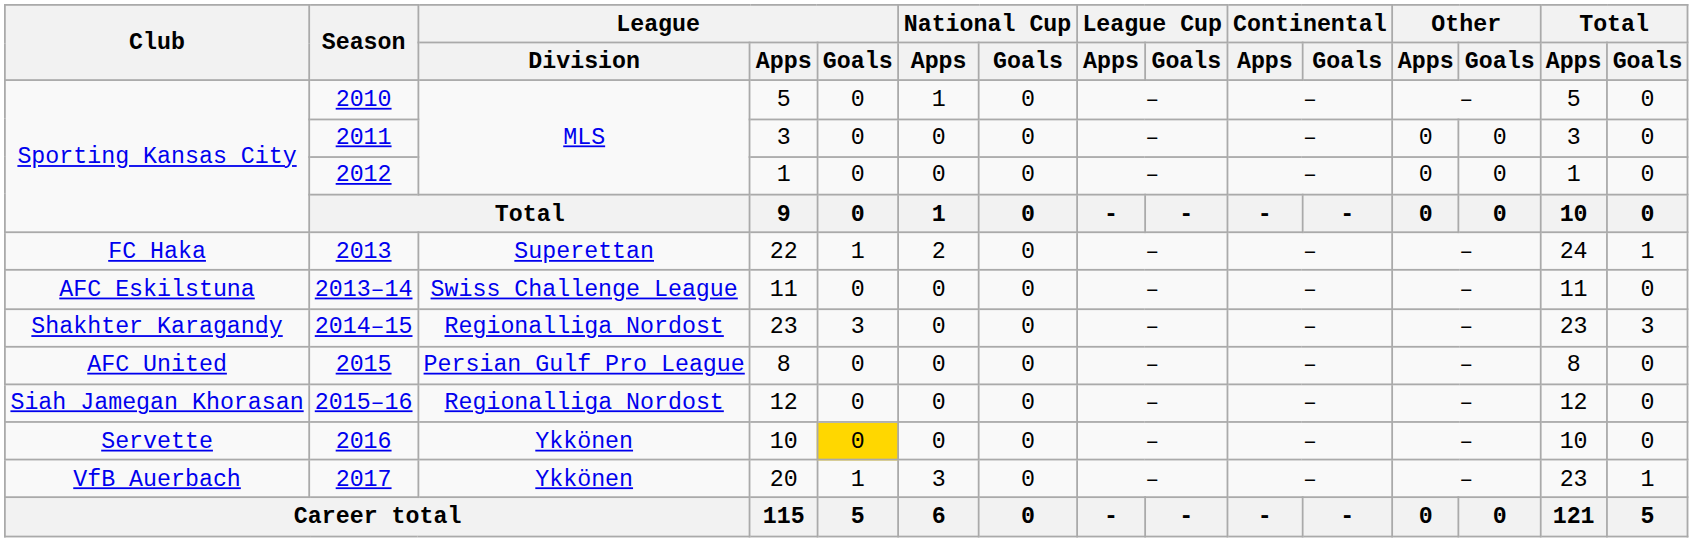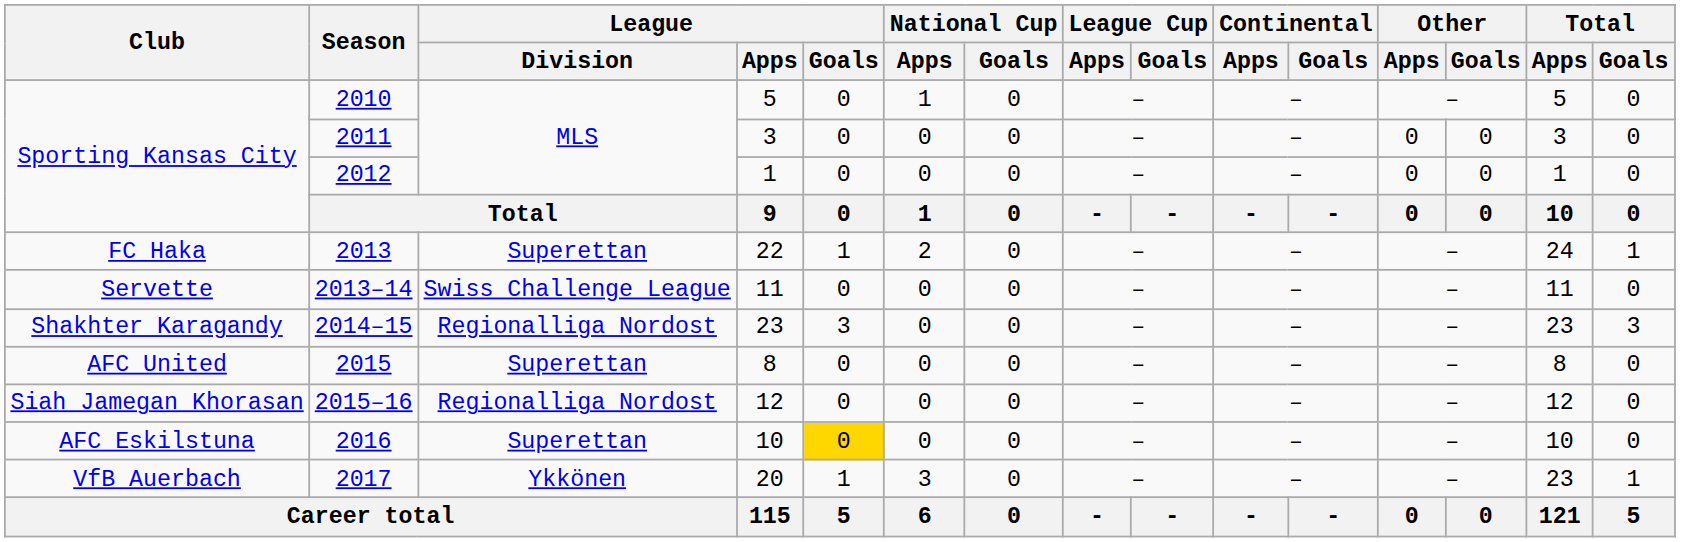(157, 289) AFC Eskilstuna -> (157, 289) Servette
(584, 365) Persian Gulf Pro League -> (577, 365) Superettan
(157, 441) Servette -> (157, 441) AFC Eskilstuna
(584, 441) Ykkönen -> (577, 441) Superettan
